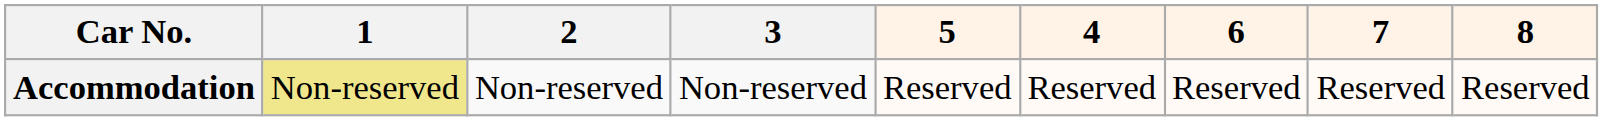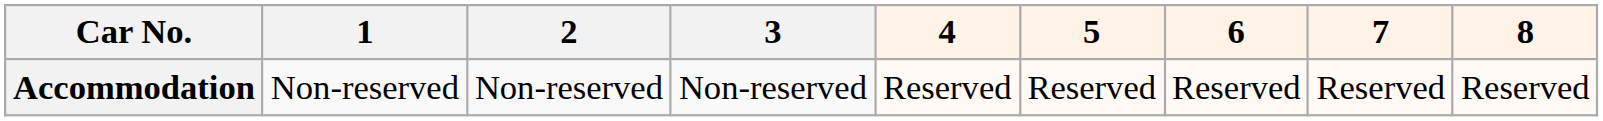columns swapped: (1092, 31) <-> (947, 31)
(365, 86) khaki background -> (365, 86) no background
